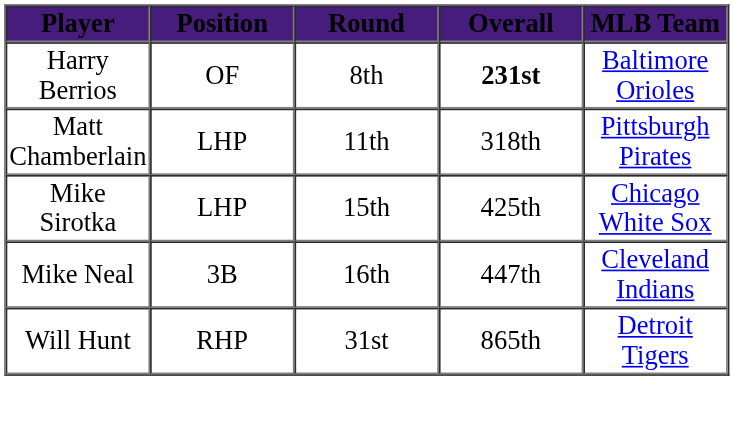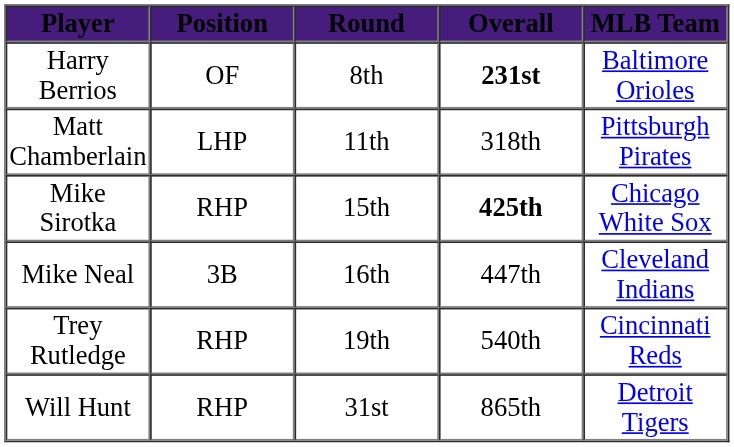(222, 207) LHP -> (222, 207) RHP
(511, 207) normal -> (511, 207) bold
+ row: (78, 340)
